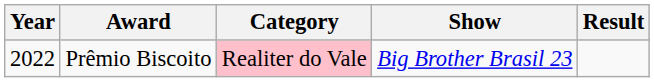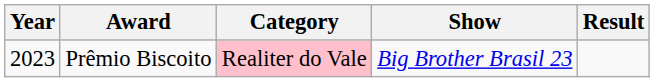(32, 58) 2022 -> (32, 58) 2023
